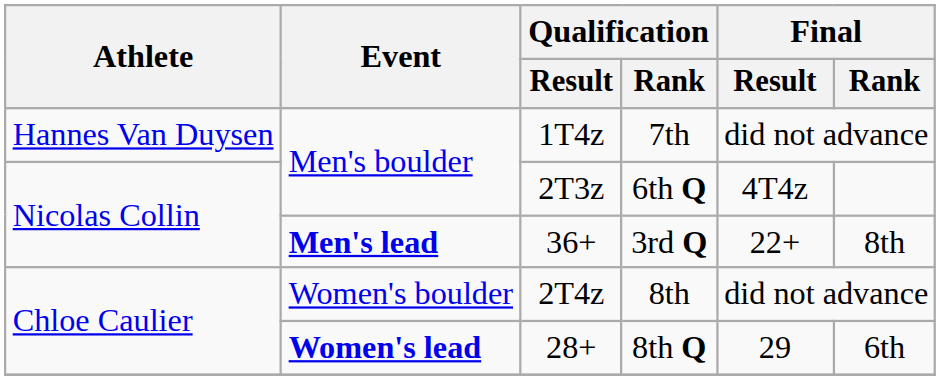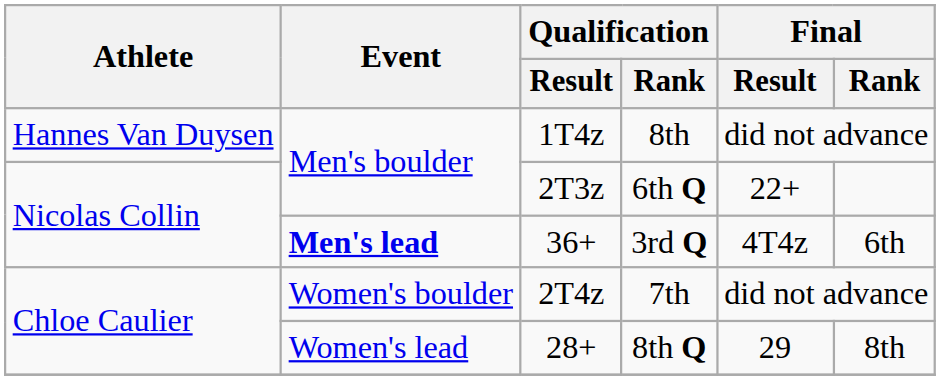(669, 135) 7th -> (669, 135) 8th
(775, 188) 4T4z -> (775, 188) 22+
(775, 241) 22+ -> (775, 241) 4T4z
(885, 241) 8th -> (885, 241) 6th
(669, 294) 8th -> (669, 294) 7th
(385, 347) bold -> (378, 347) normal
(885, 347) 6th -> (885, 347) 8th
